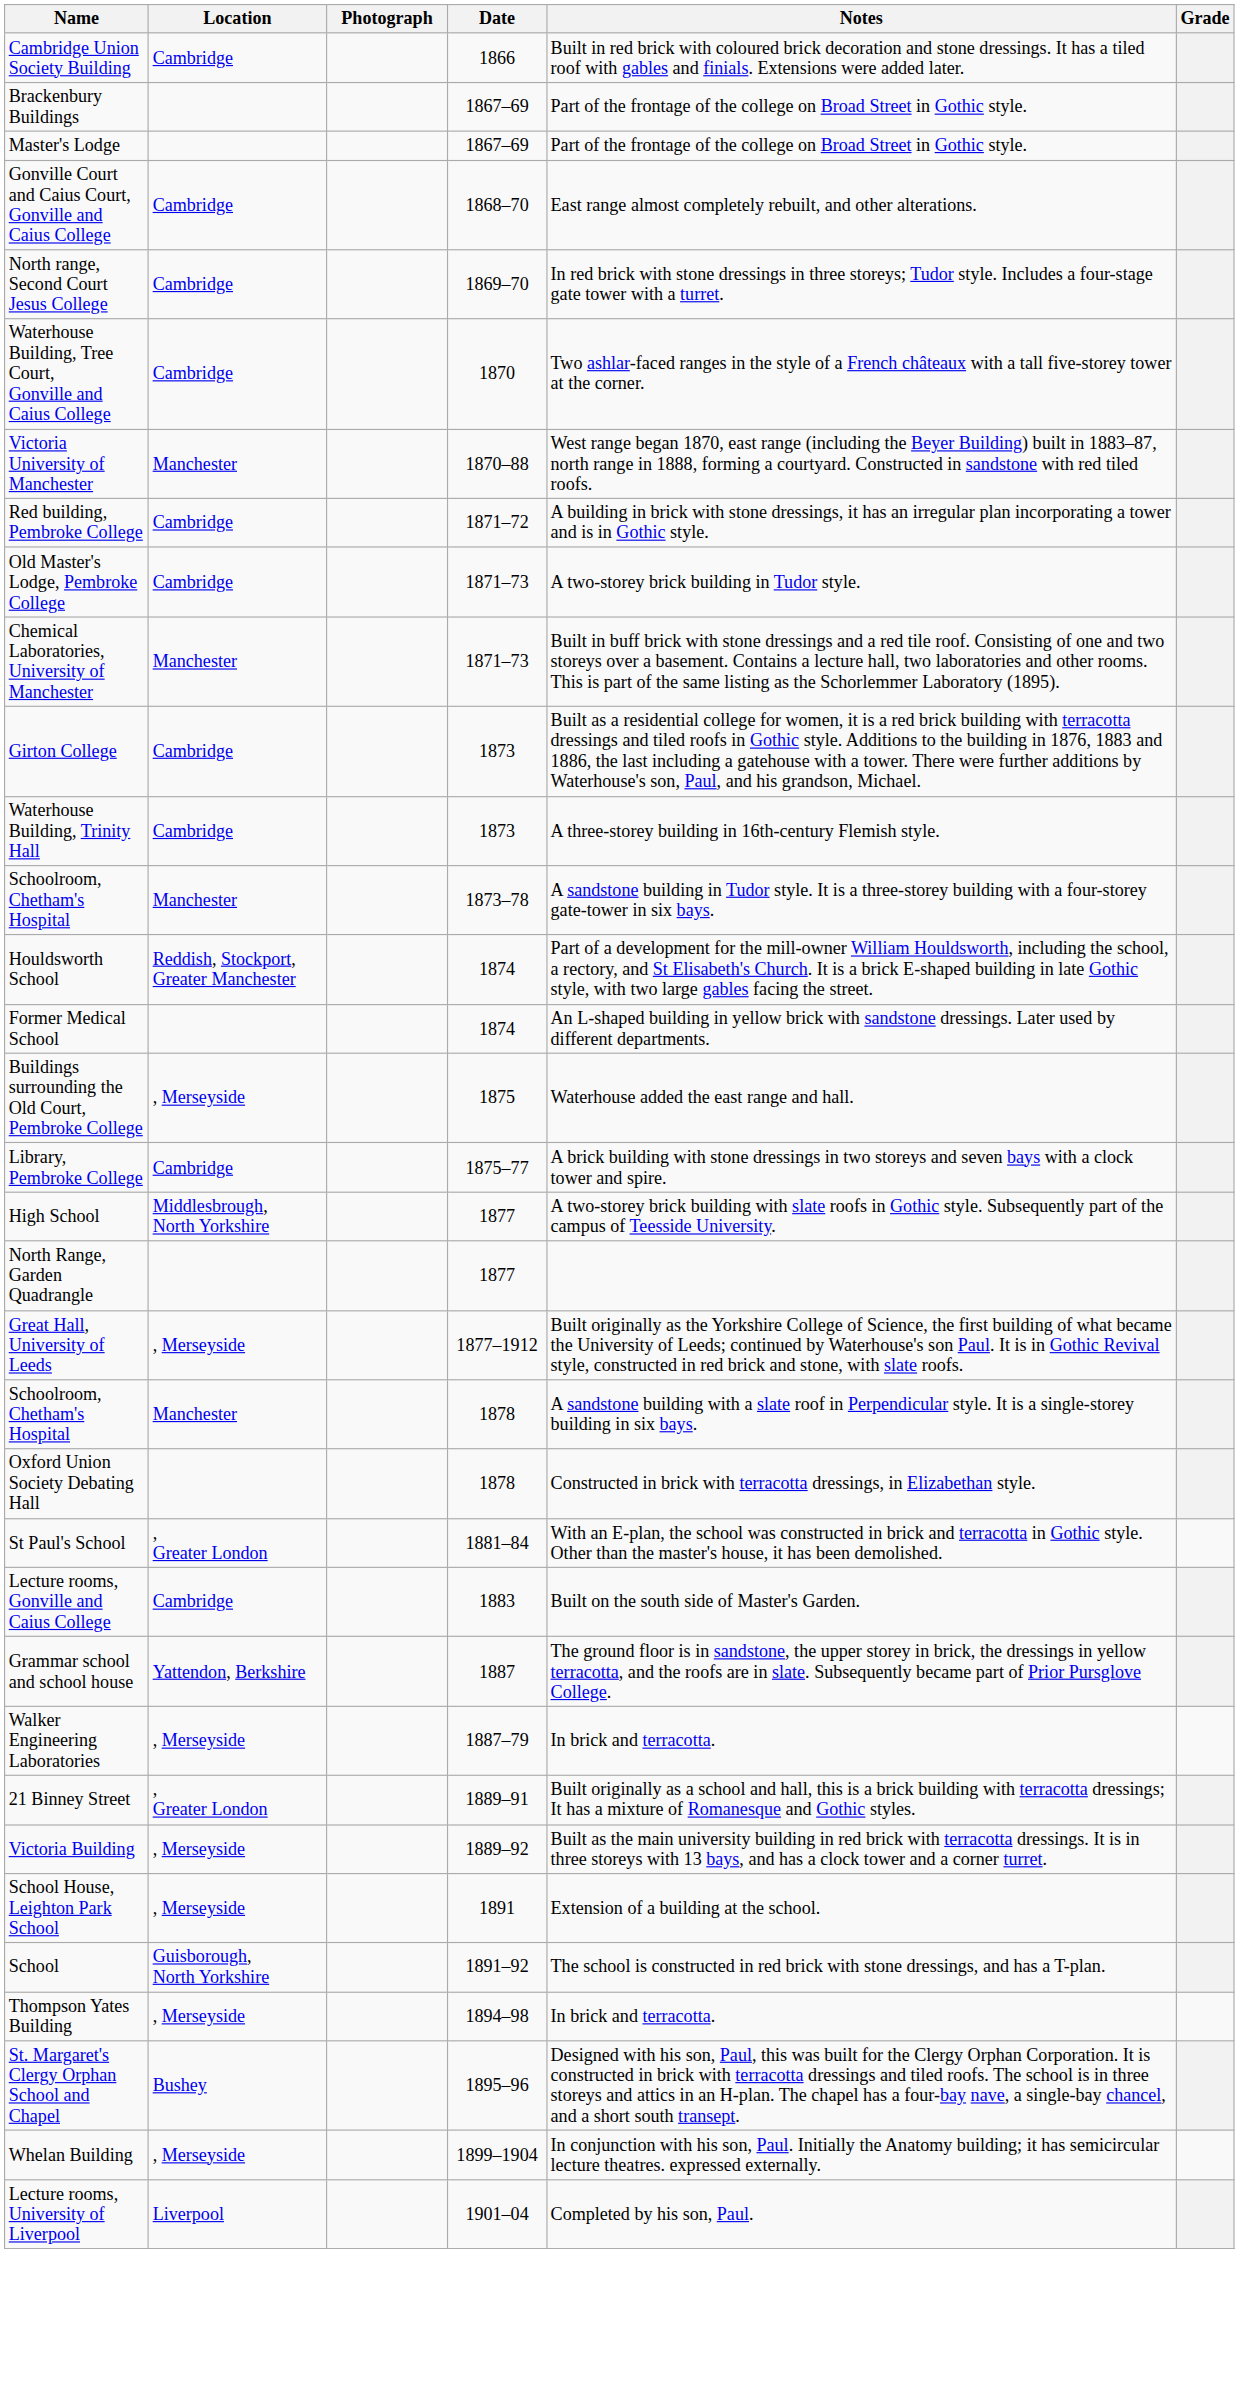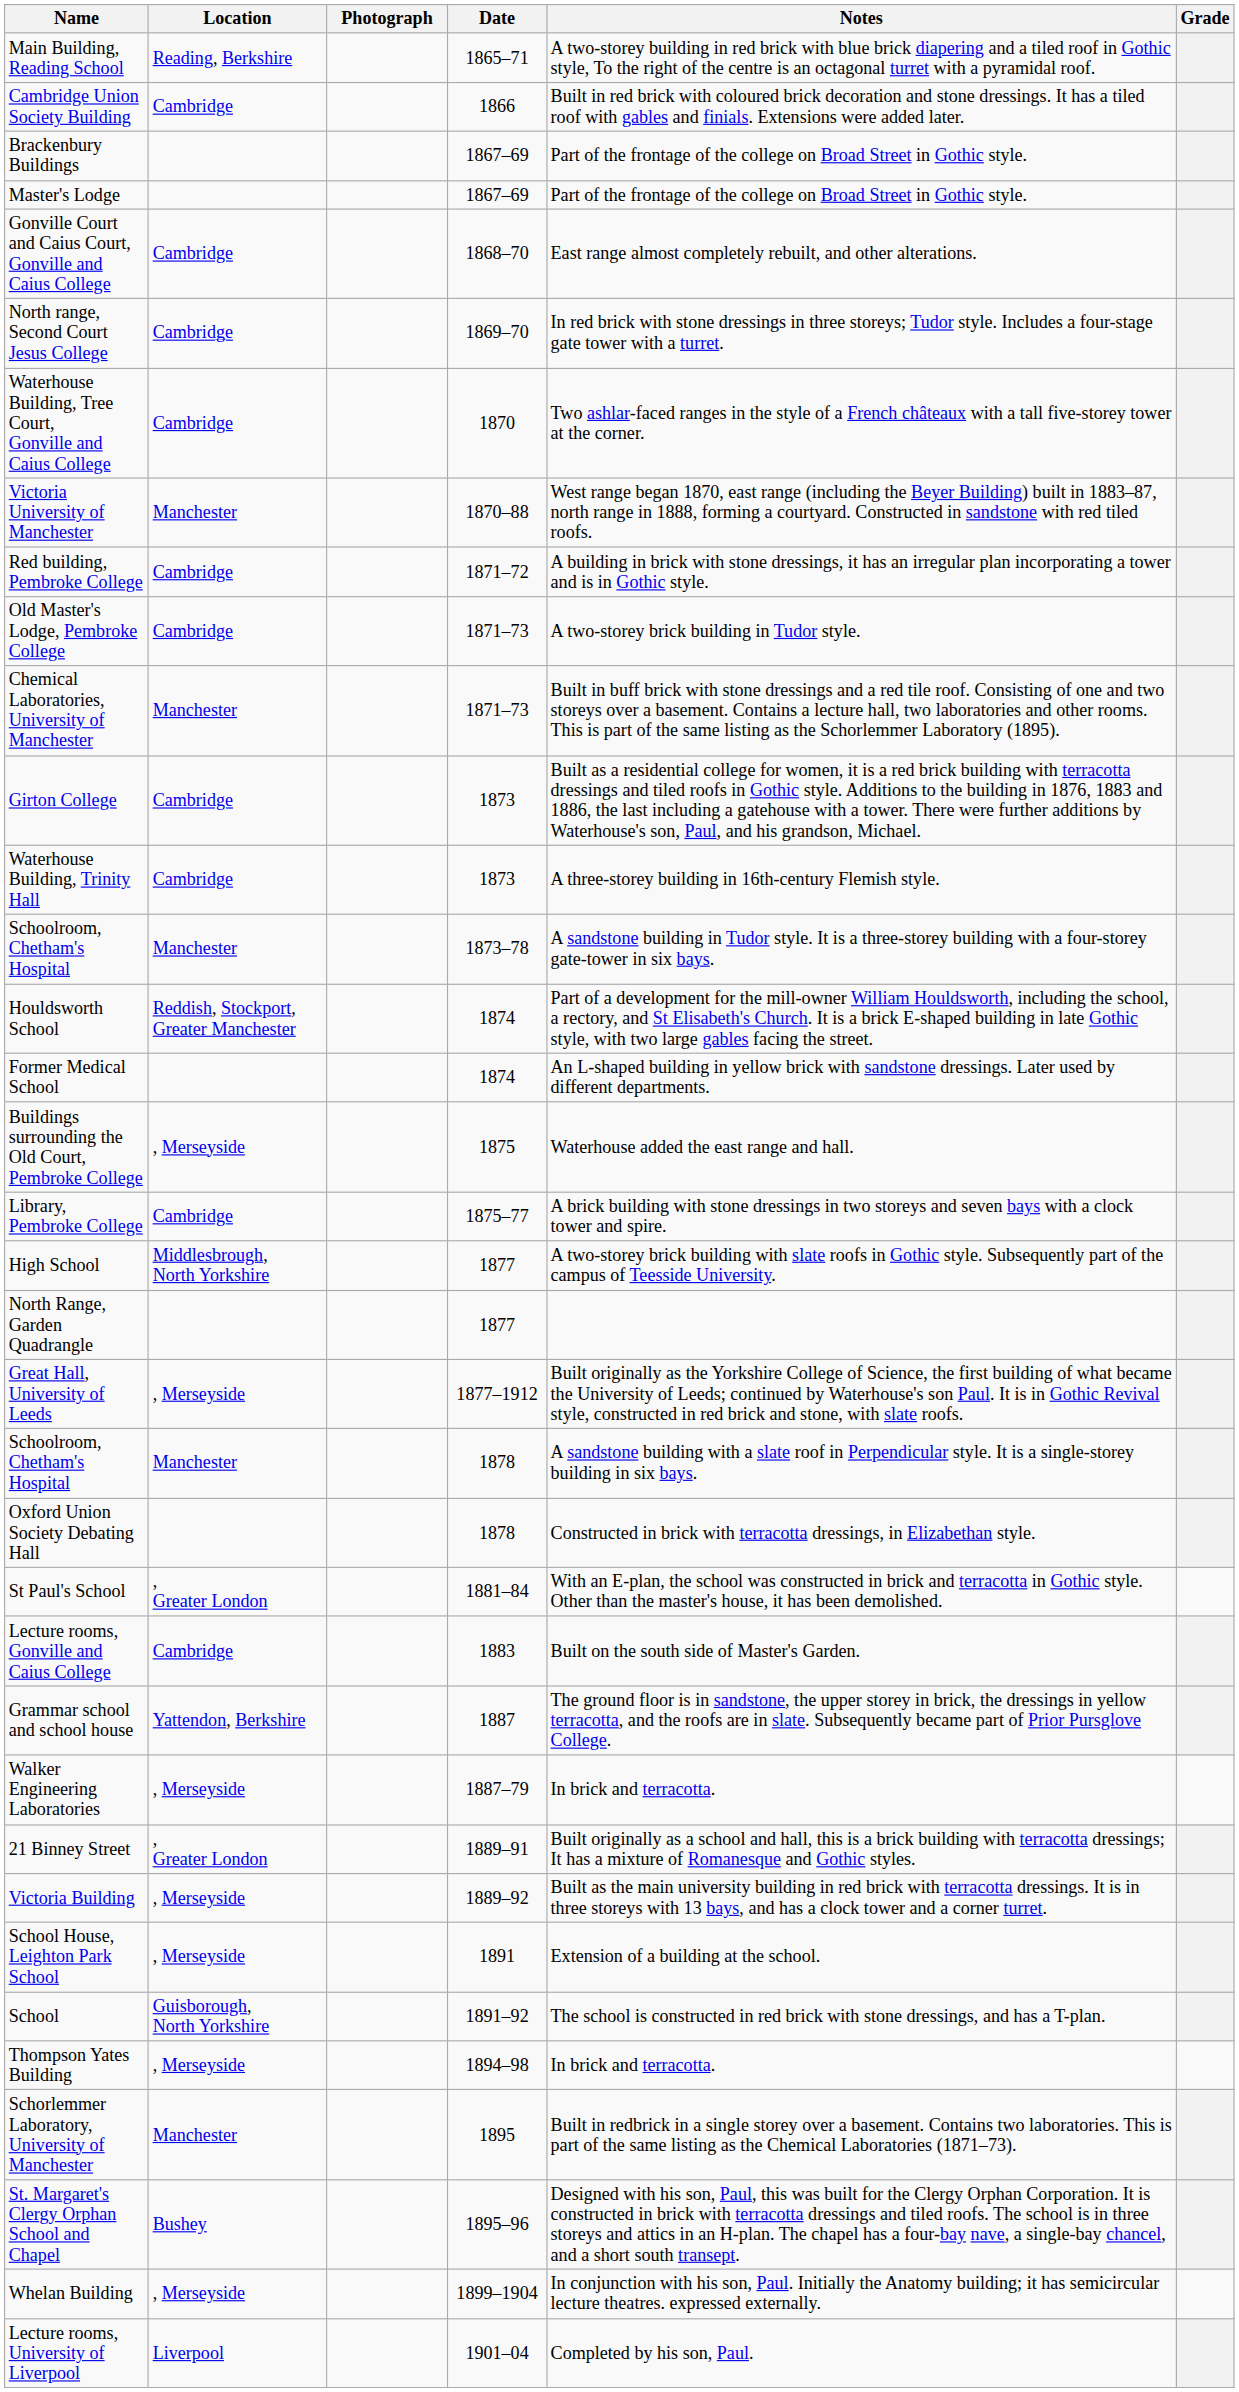+ row: (66, 57)
+ row: (57, 2134)
